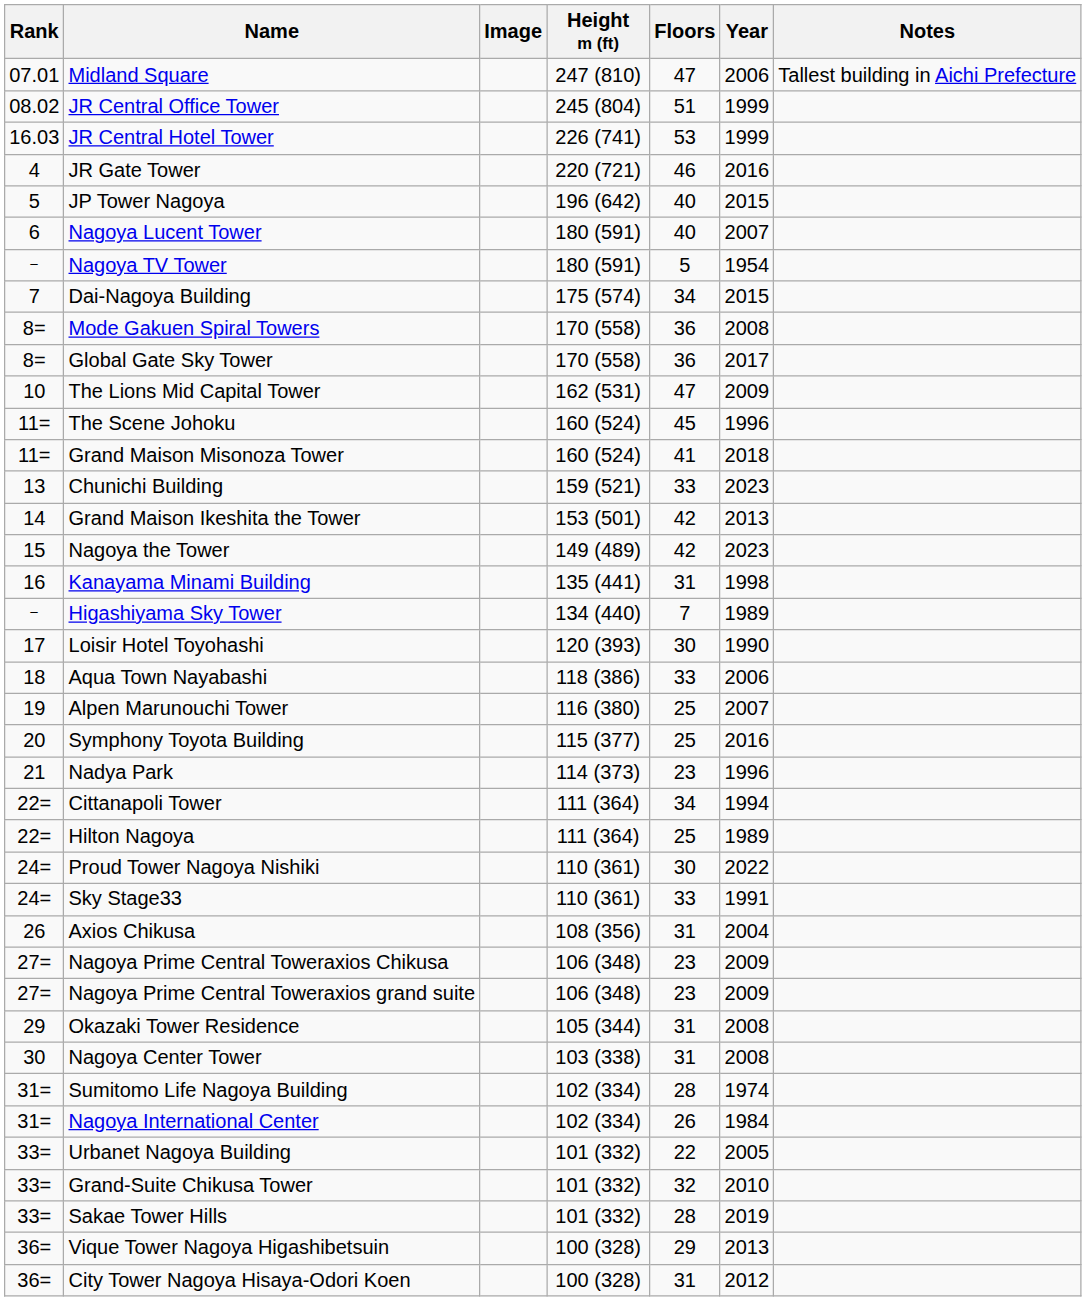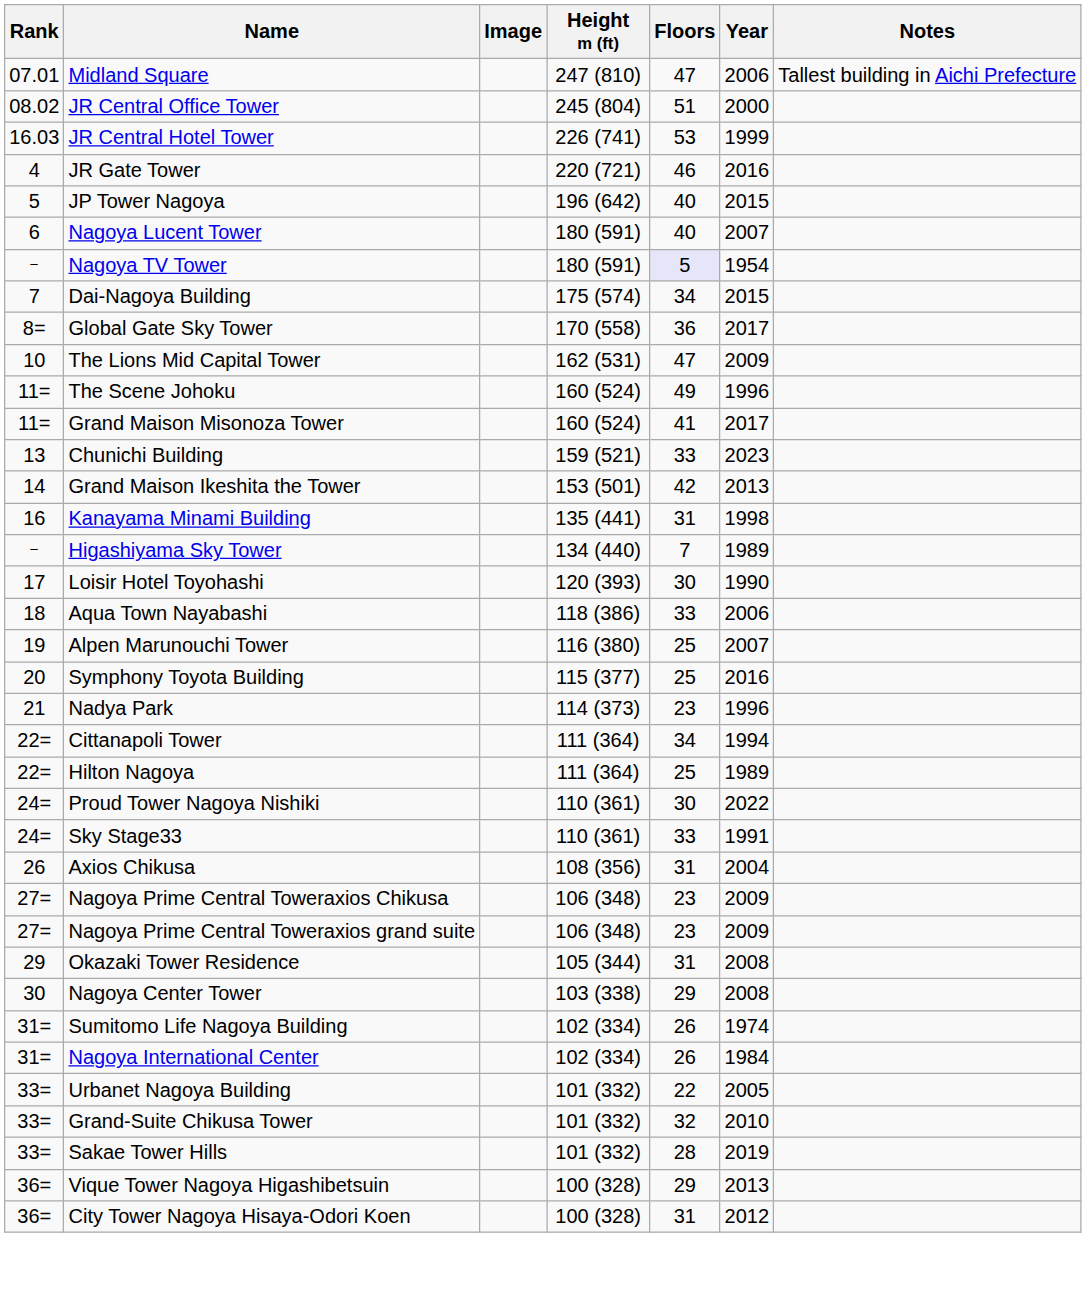(747, 106) 1999 -> (747, 106) 2000
(685, 264) no background -> (685, 264) lavender background
- row: (194, 328)
(685, 423) 45 -> (685, 391) 49
(747, 455) 2018 -> (747, 423) 2017
- row: (149, 550)
(685, 1057) 31 -> (685, 994) 29
(685, 1089) 28 -> (685, 1026) 26
